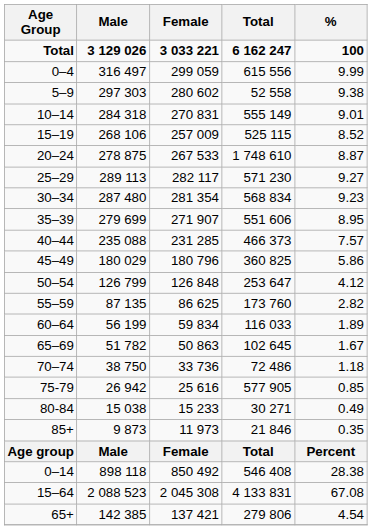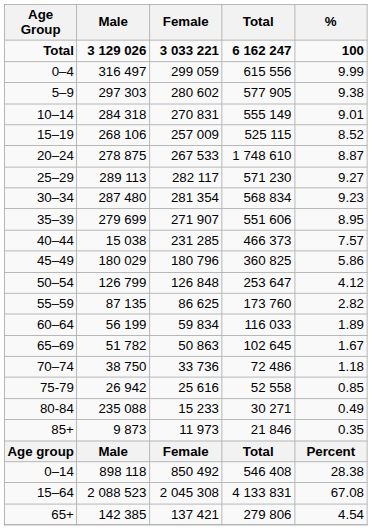(271, 93) 52 558 -> (267, 93) 577 905
(122, 240) 235 088 -> (126, 240) 15 038
(267, 388) 577 905 -> (271, 388) 52 558
(126, 409) 15 038 -> (122, 409) 235 088
